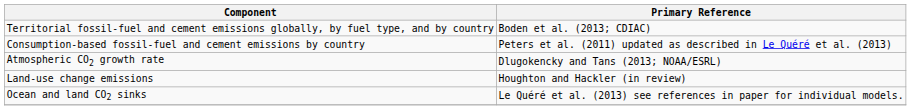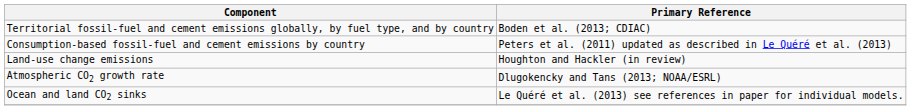rows swapped: (80, 79) <-> (85, 61)
